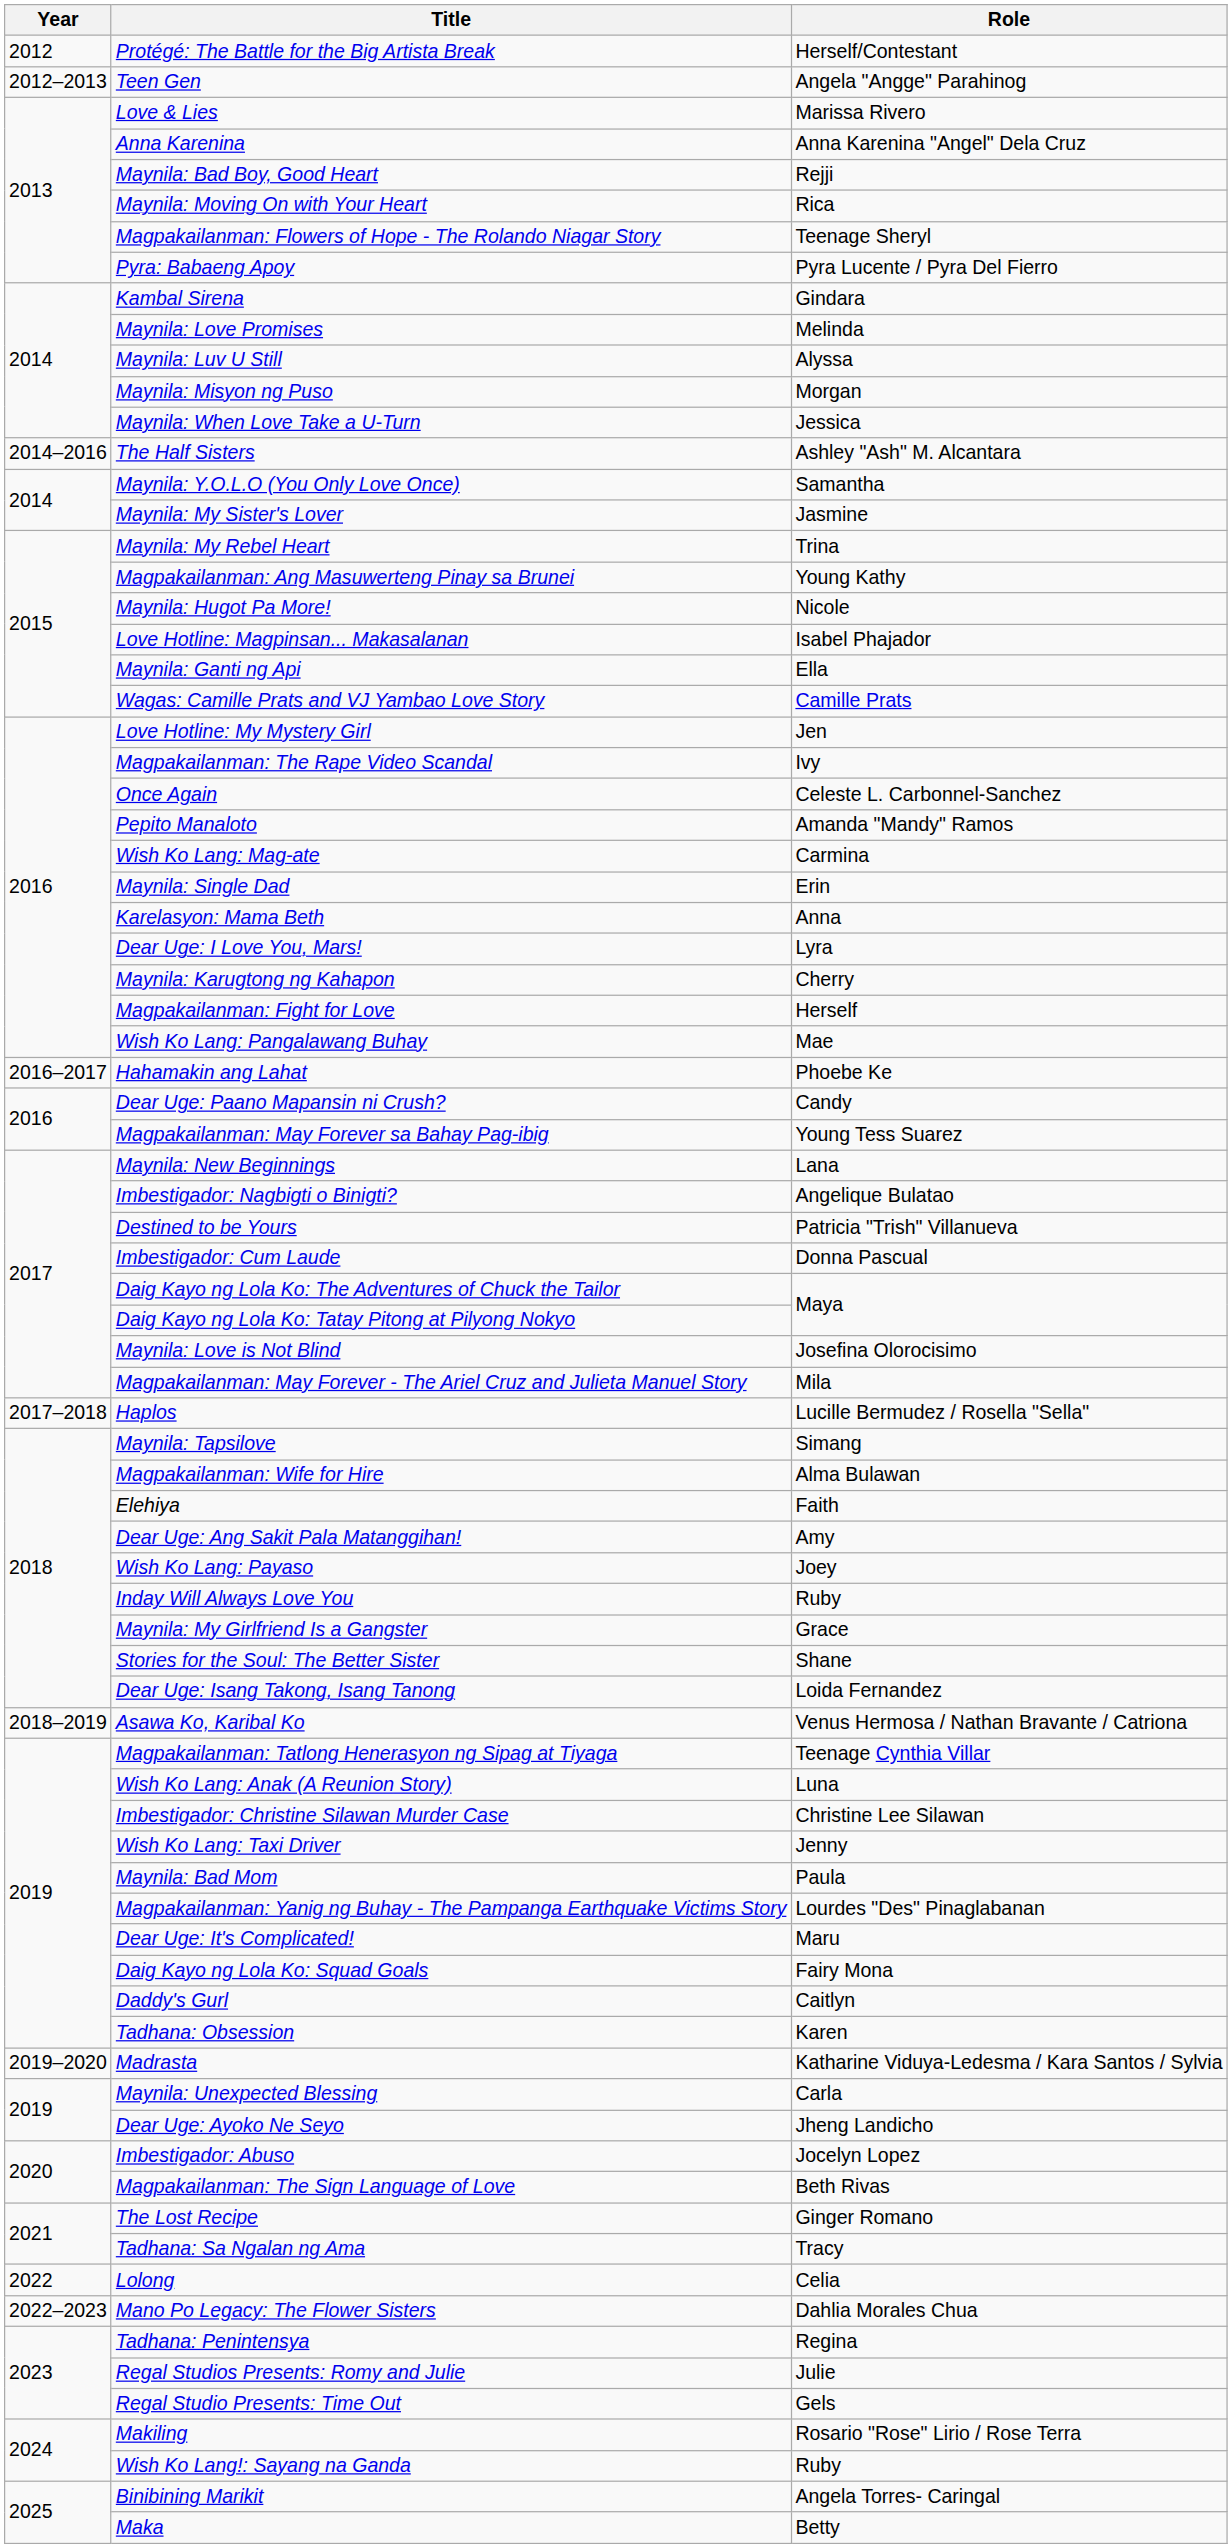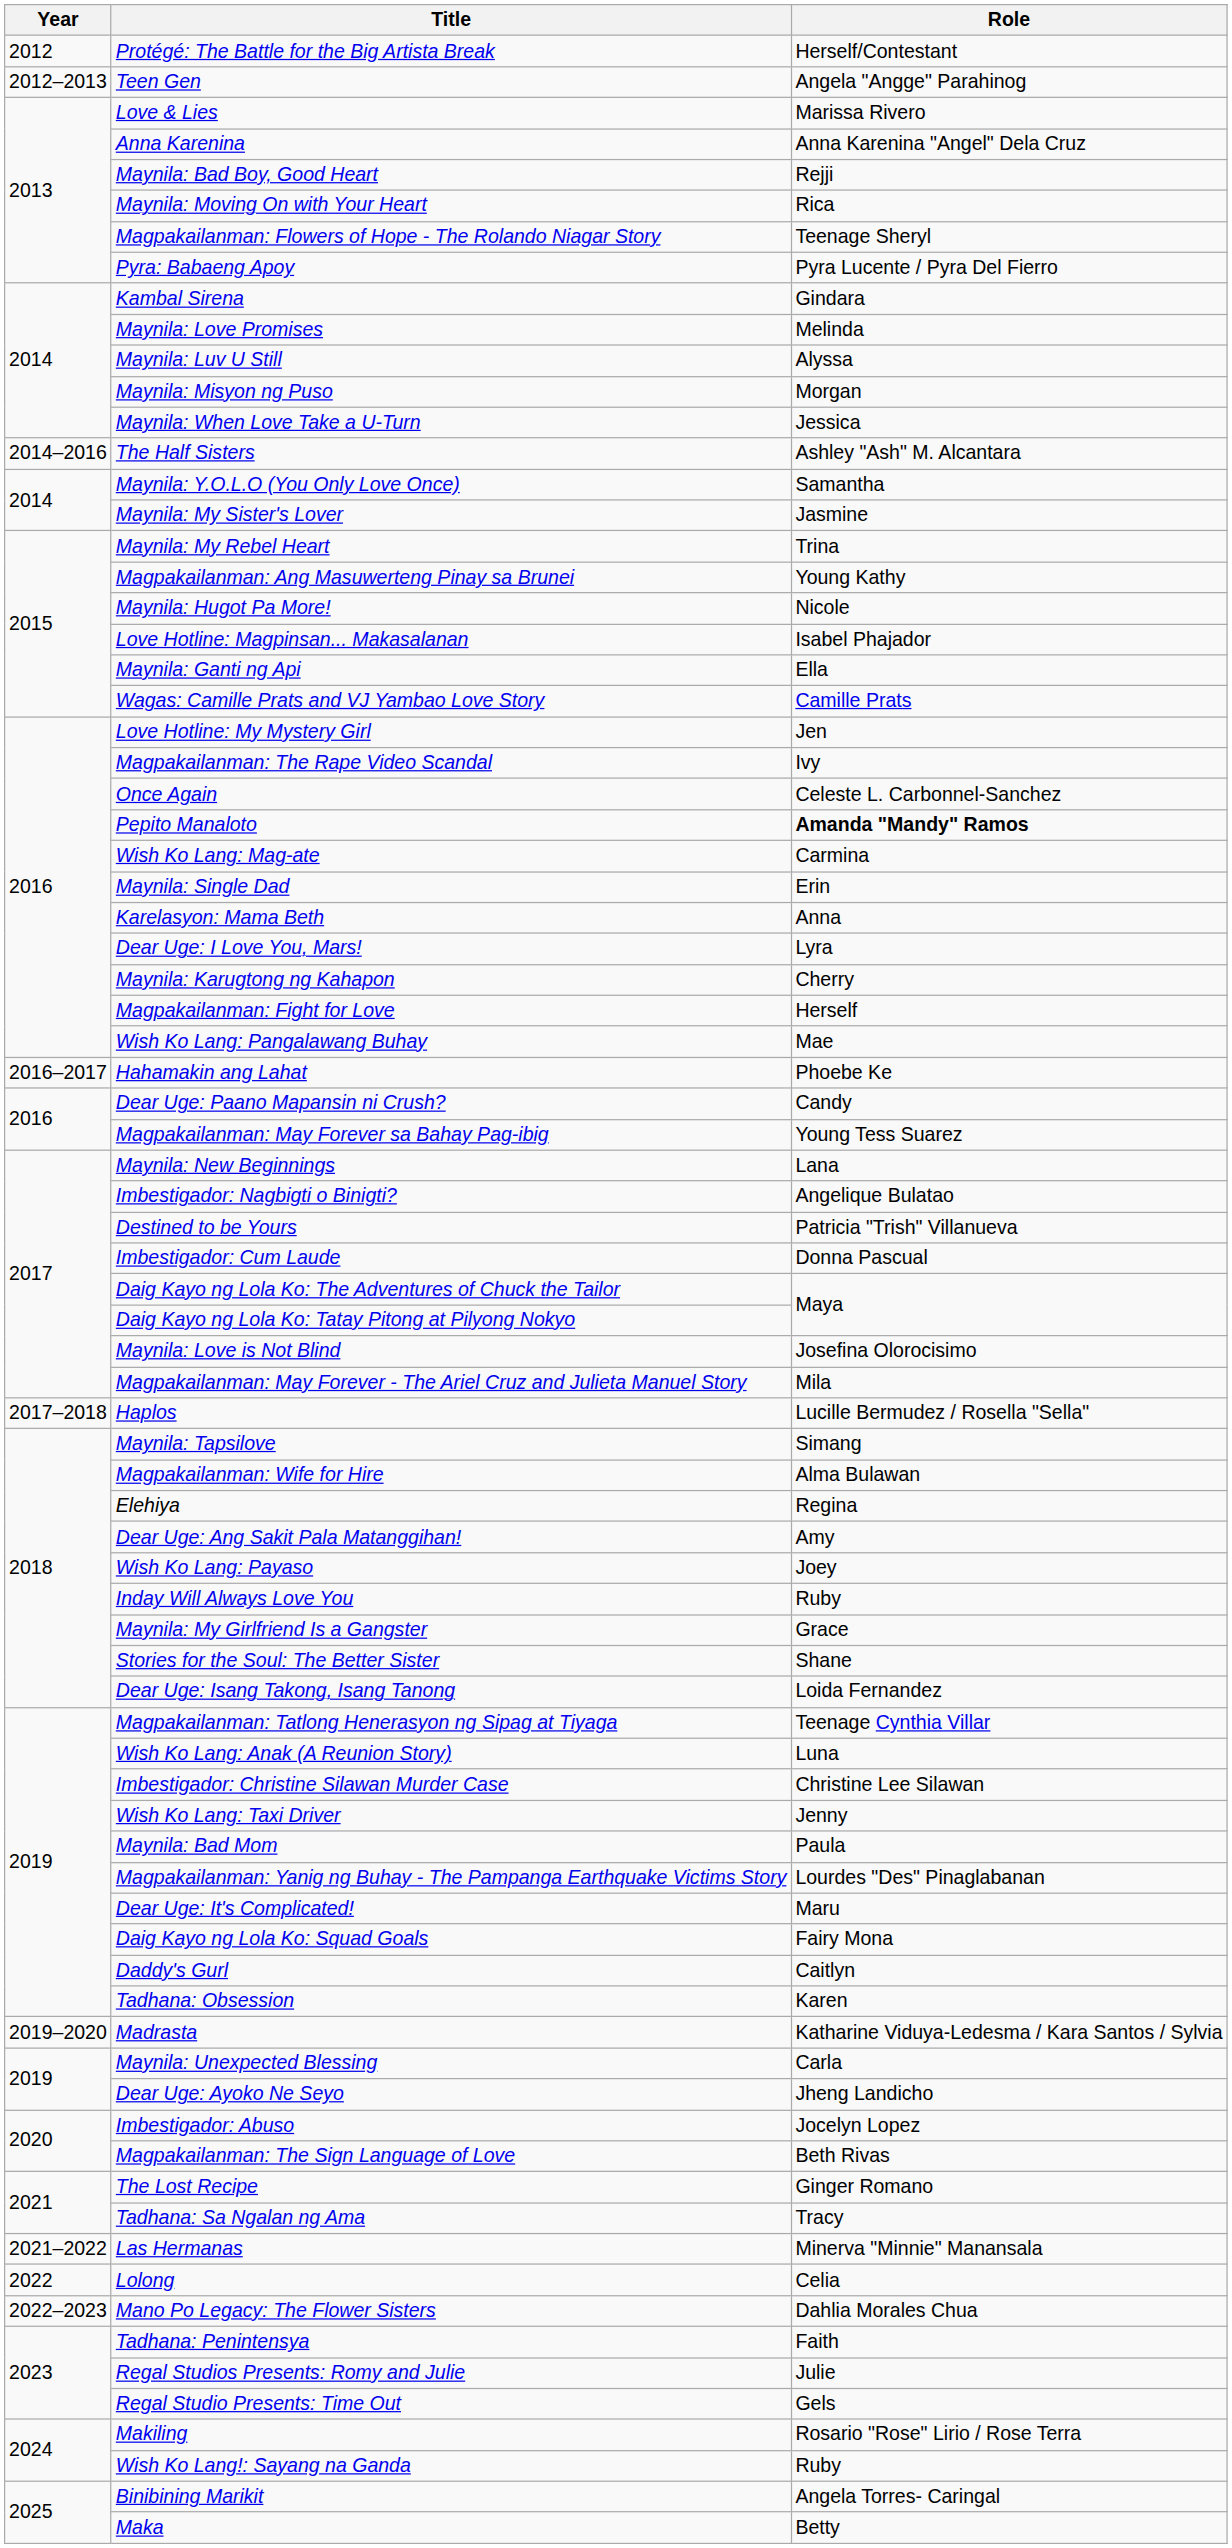(904, 824) normal -> (912, 824) bold
(817, 1505) Faith -> (826, 1505) Regina
- row: (210, 1722)
+ row: (179, 2248)
(826, 2341) Regina -> (817, 2341) Faith
